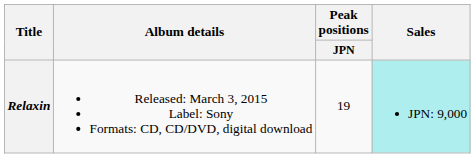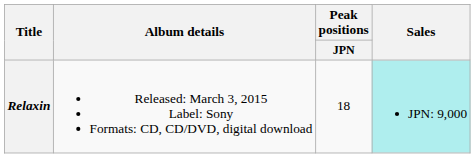(344, 106) 19 -> (344, 106) 18
